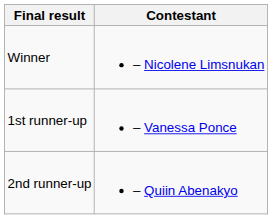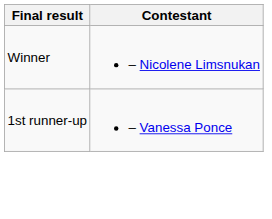- row: (50, 183)
